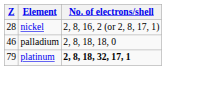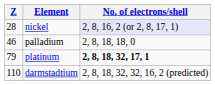(111, 27) no background -> (130, 27) lavender background
+ row: (51, 73)
